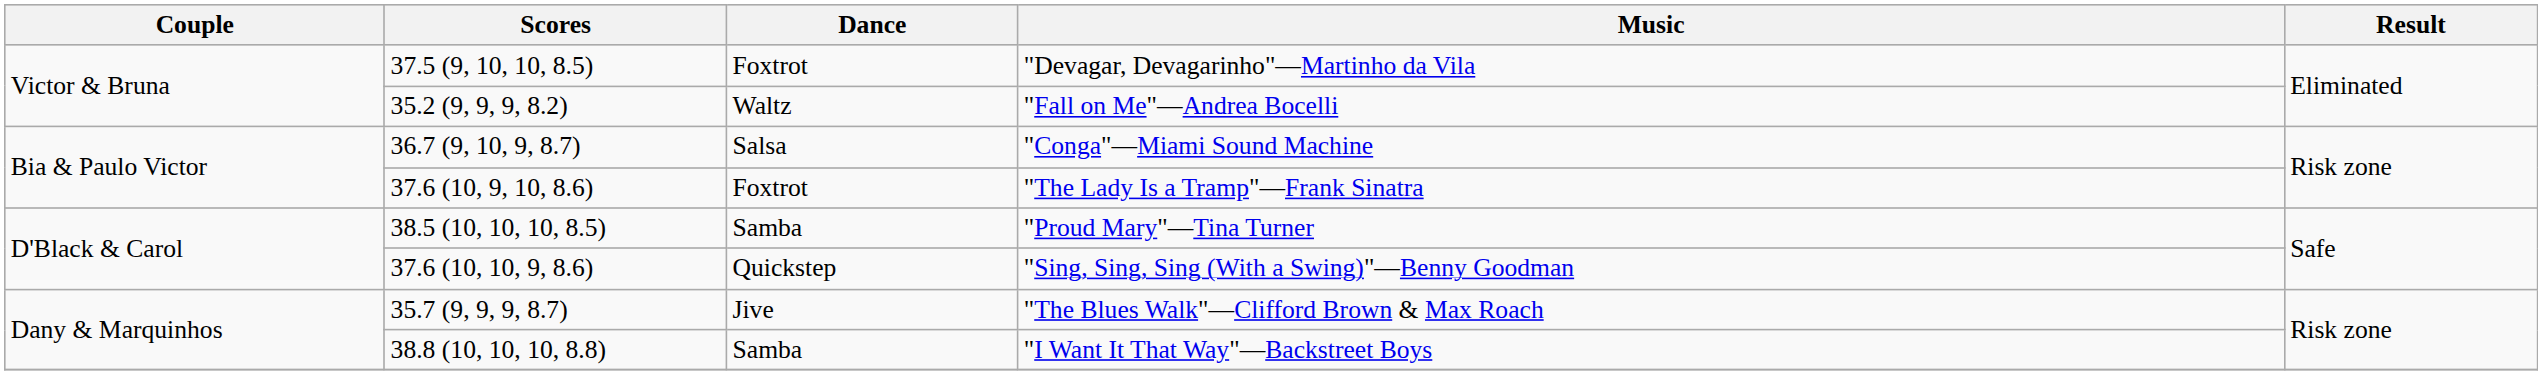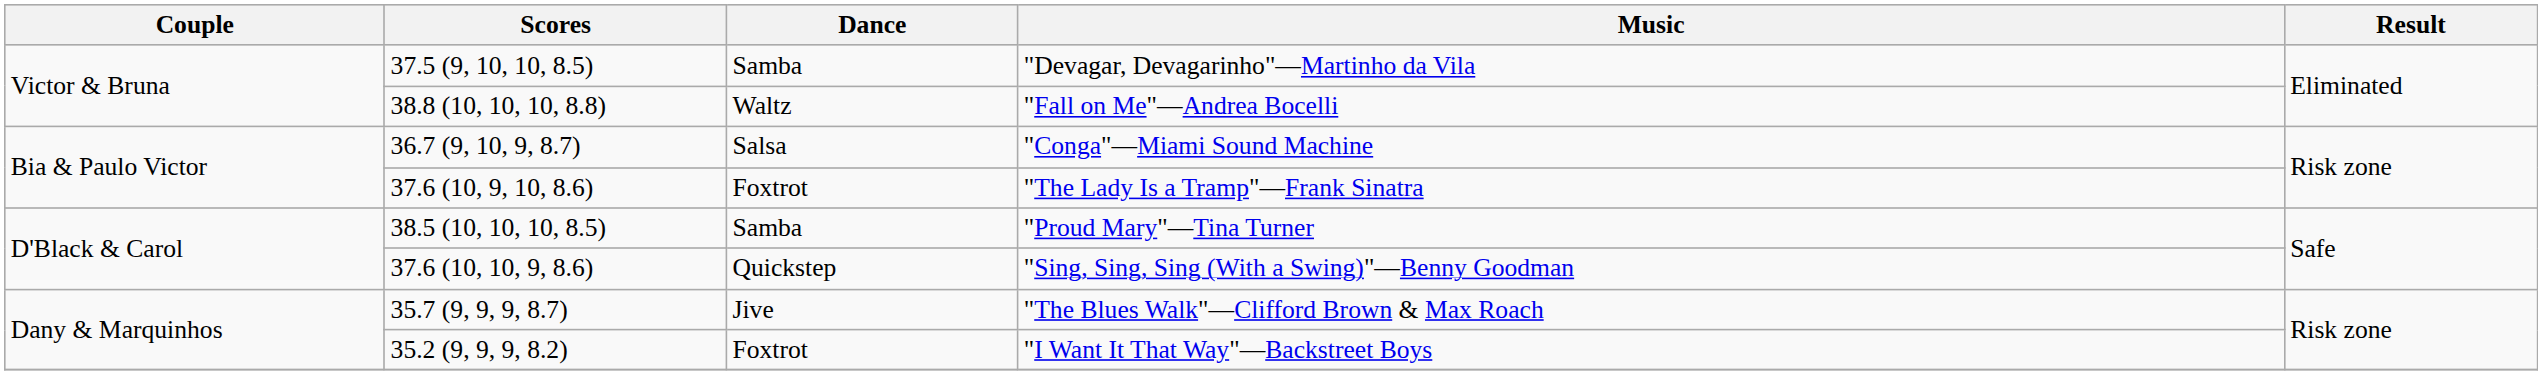(770, 65) Foxtrot -> (767, 65) Samba
(479, 106) 35.2 (9, 9, 9, 8.2) -> (498, 106) 38.8 (10, 10, 10, 8.8)
(498, 349) 38.8 (10, 10, 10, 8.8) -> (479, 349) 35.2 (9, 9, 9, 8.2)
(767, 349) Samba -> (770, 349) Foxtrot
